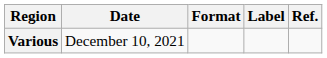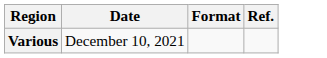- column: (266, 16)
